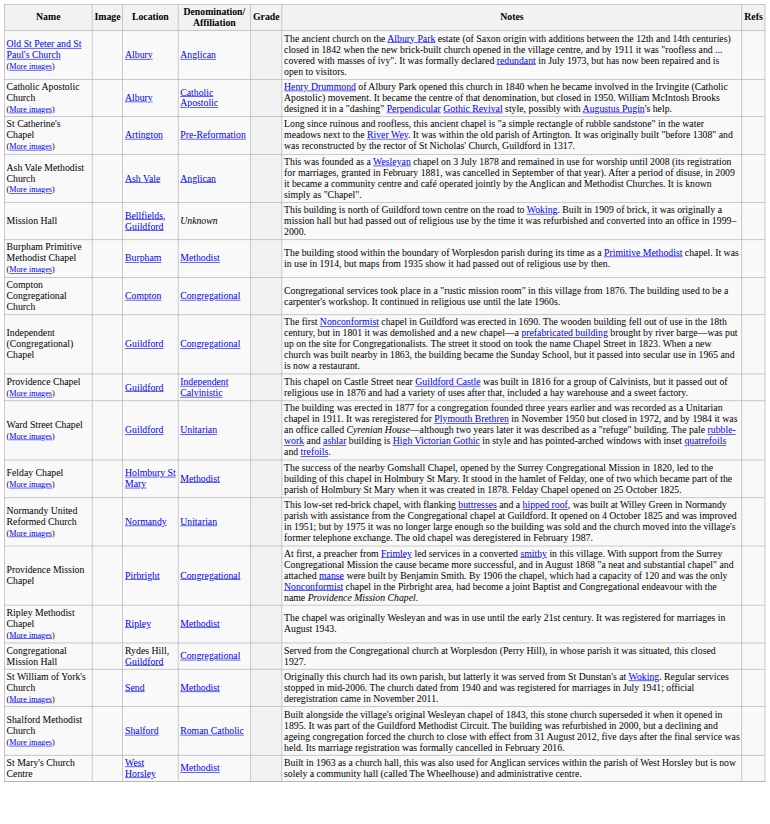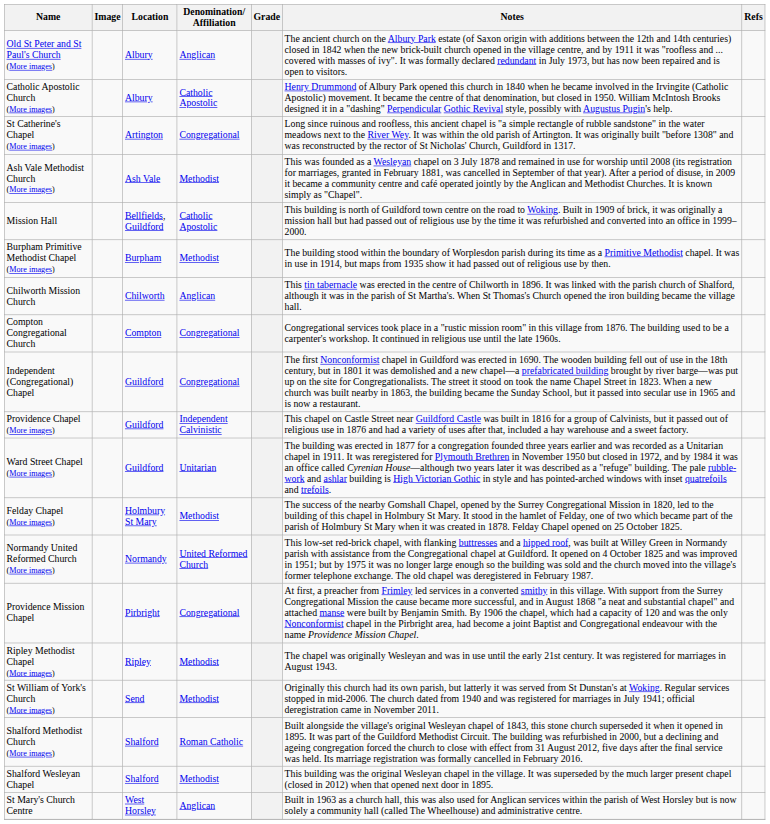(213, 135) Pre-Reformation -> (209, 135) Congregational
(198, 178) Anglican -> (199, 178) Methodist
(199, 221) Unknown -> (198, 221) Catholic Apostolic
+ row: (43, 296)
(199, 521) Unitarian -> (213, 559) United Reformed Church
- row: (37, 656)
+ row: (43, 779)
(200, 768) Methodist -> (197, 805) Anglican
